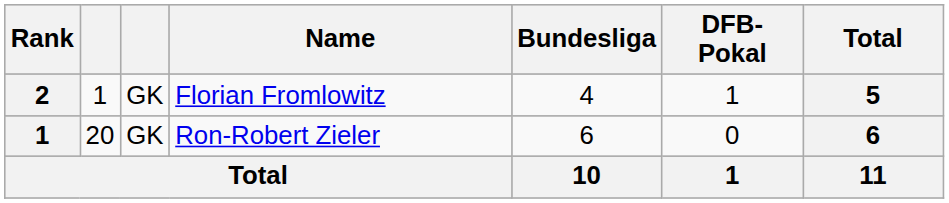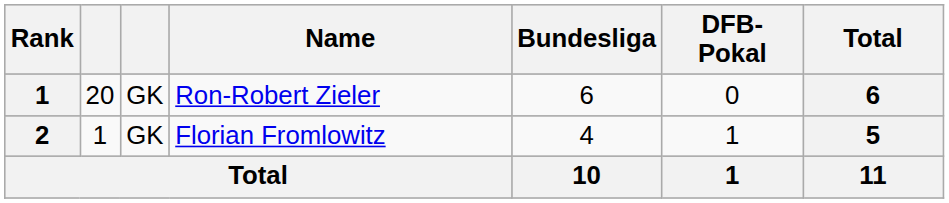rows swapped: (278, 135) <-> (280, 94)
